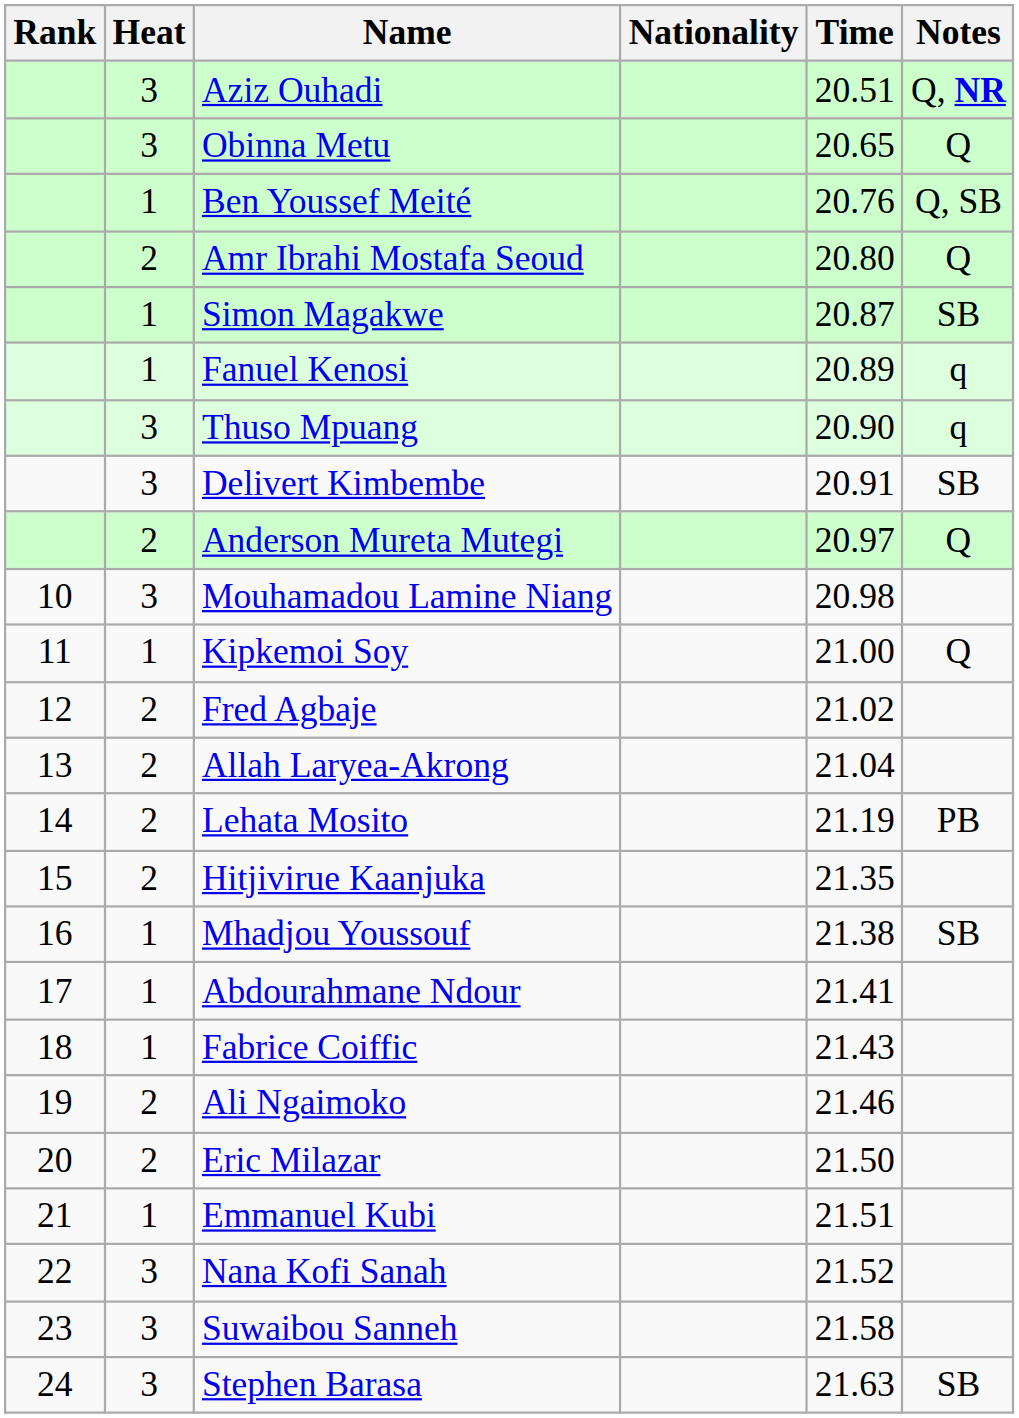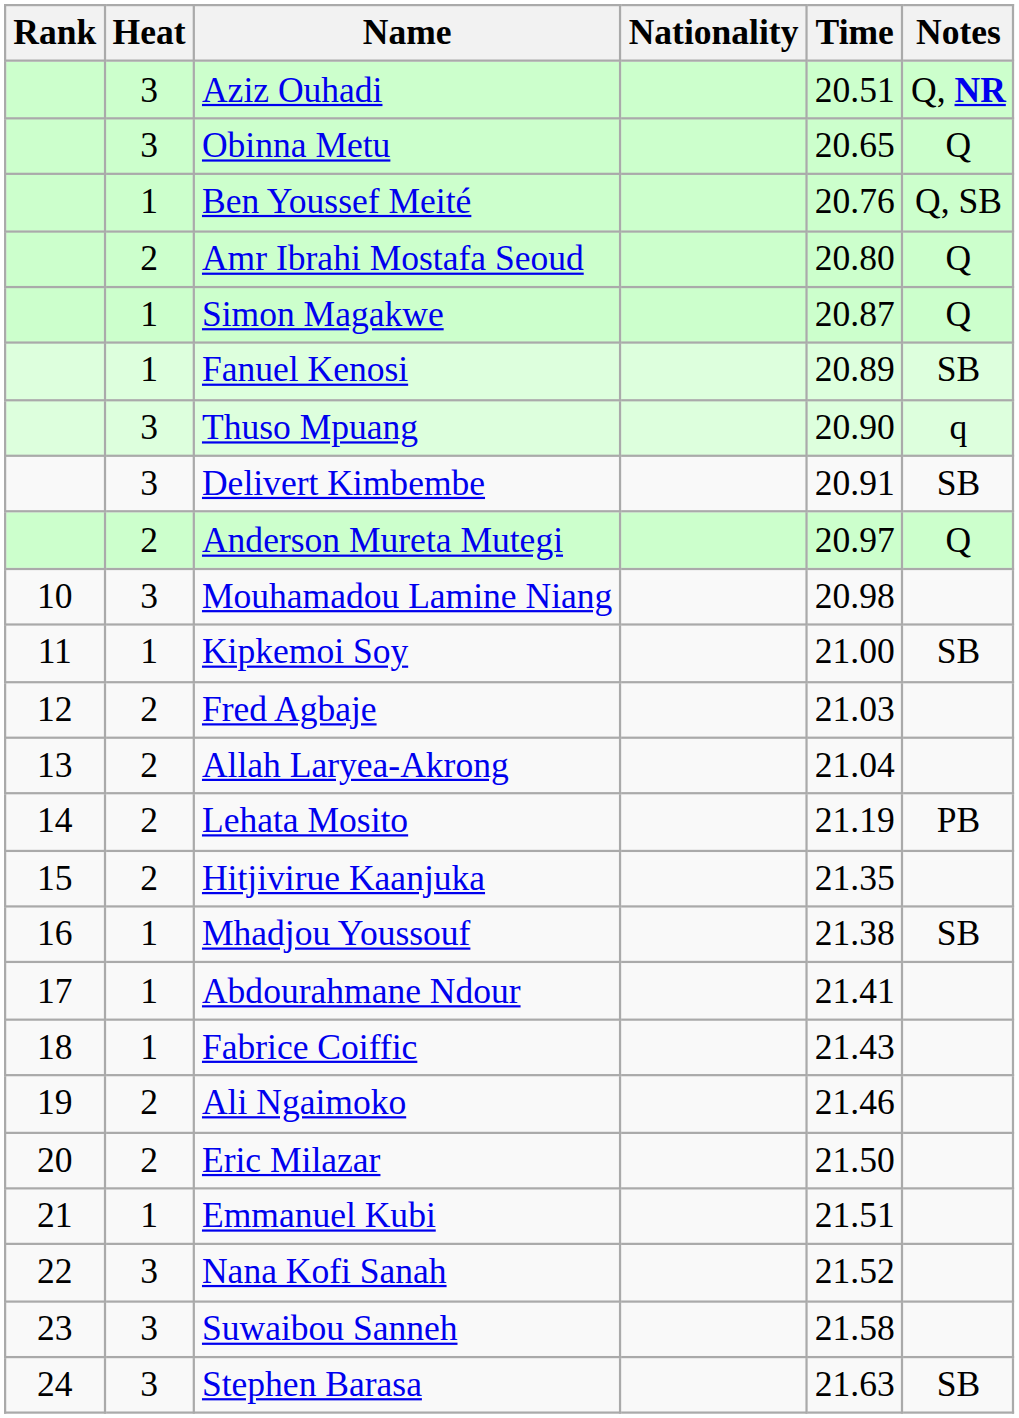(958, 314) SB -> (958, 314) Q
(958, 370) q -> (958, 370) SB
(958, 652) Q -> (958, 652) SB
(855, 708) 21.02 -> (855, 708) 21.03
